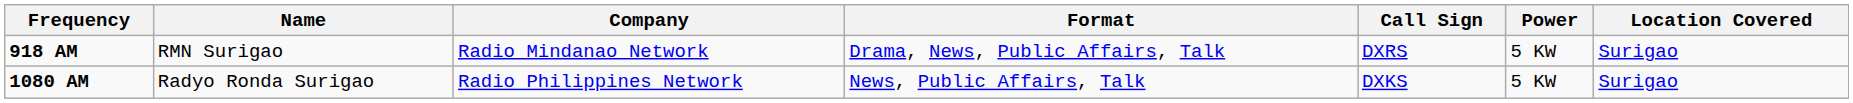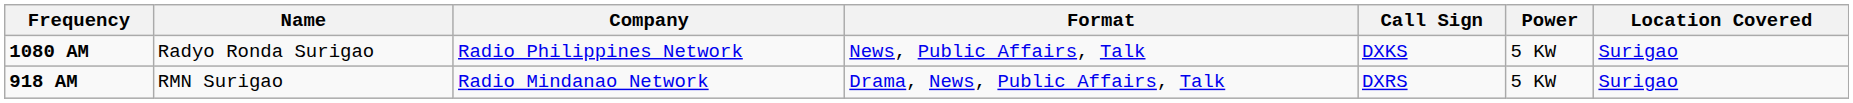rows swapped: (43, 51) <-> (49, 82)
